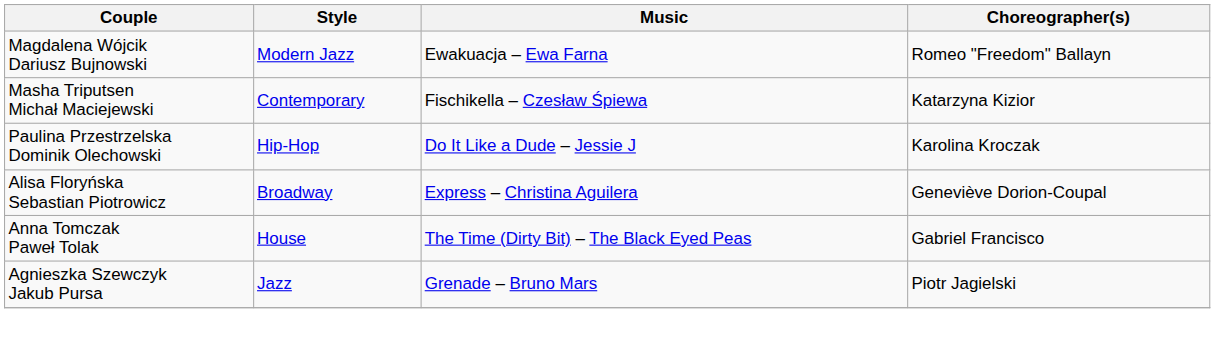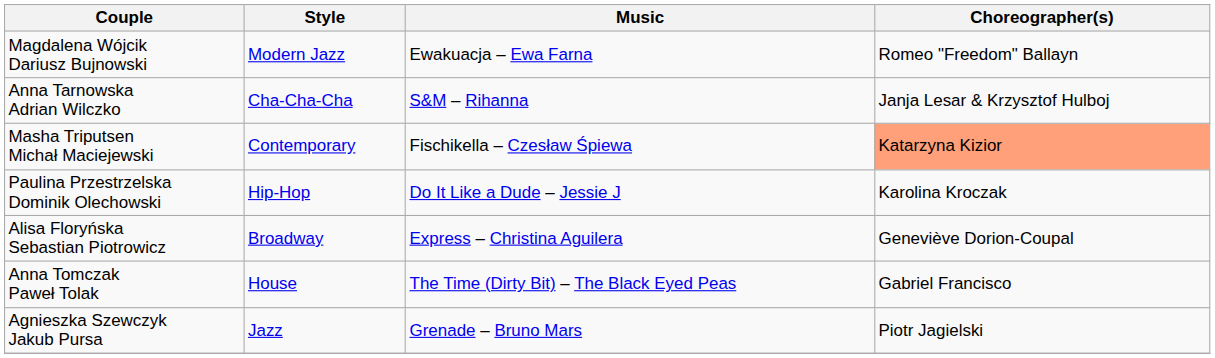+ row: (71, 100)
(973, 100) no background -> (940, 146) lightsalmon background
